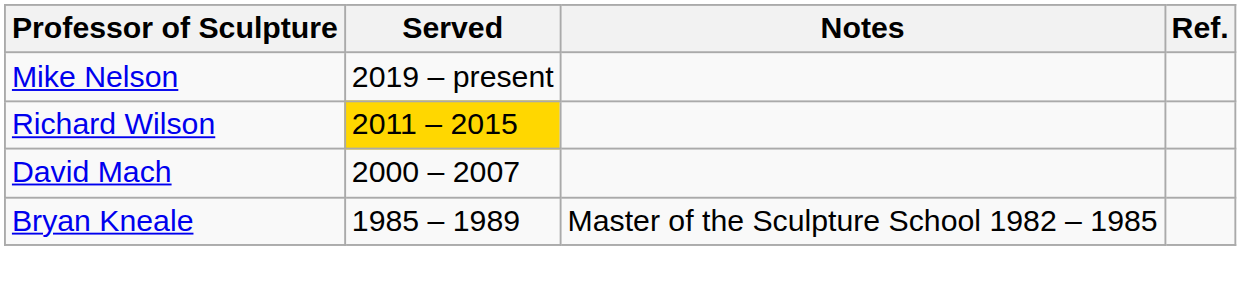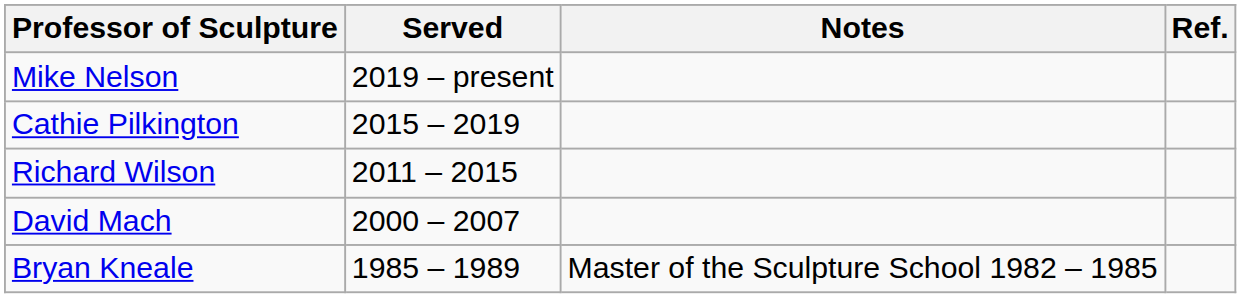+ row: (125, 124)
(435, 124) gold background -> (435, 172) no background
